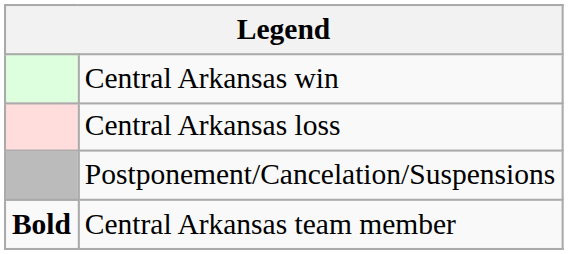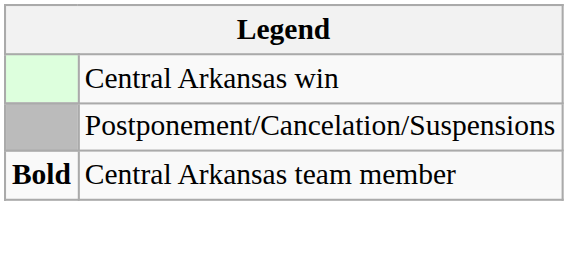- row: (213, 126)
